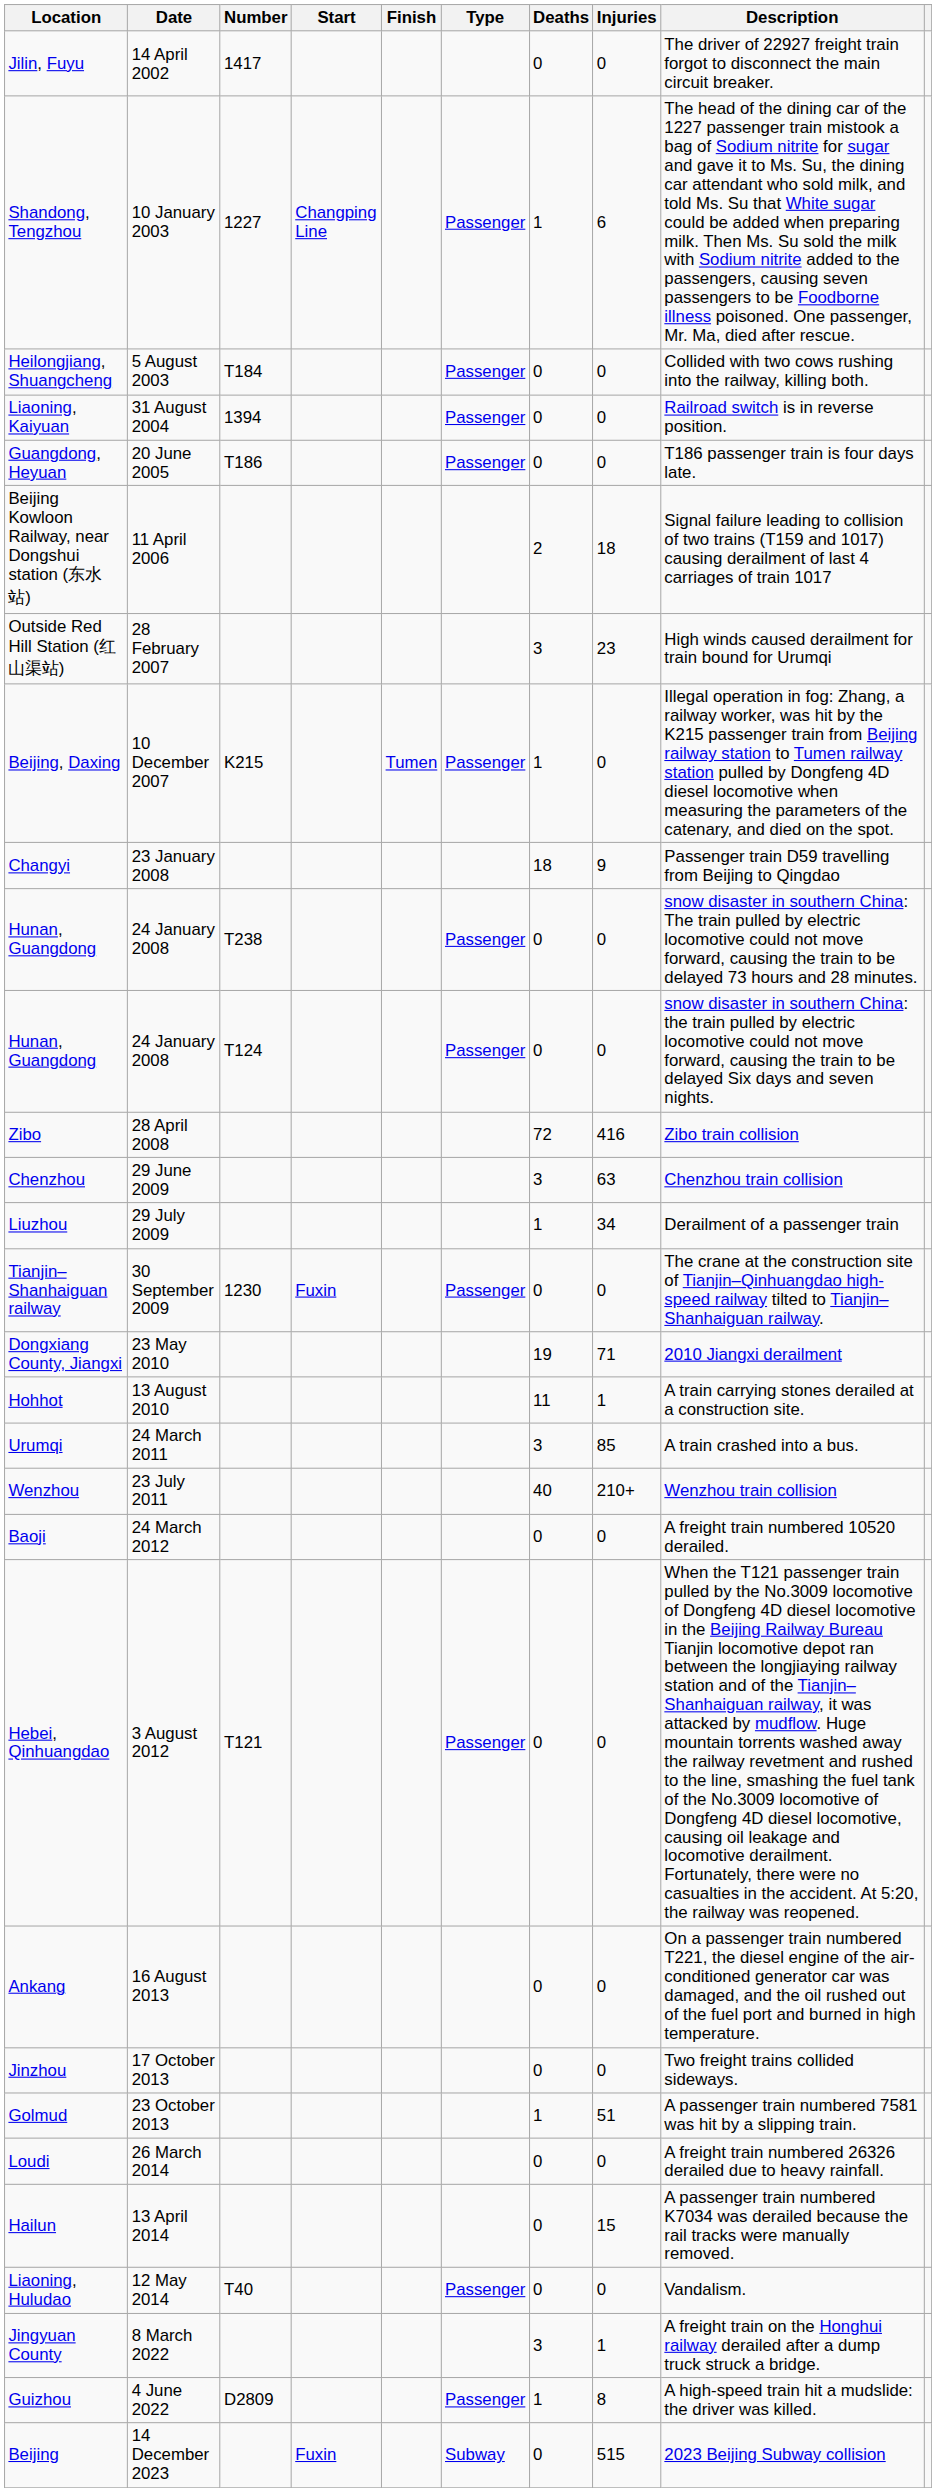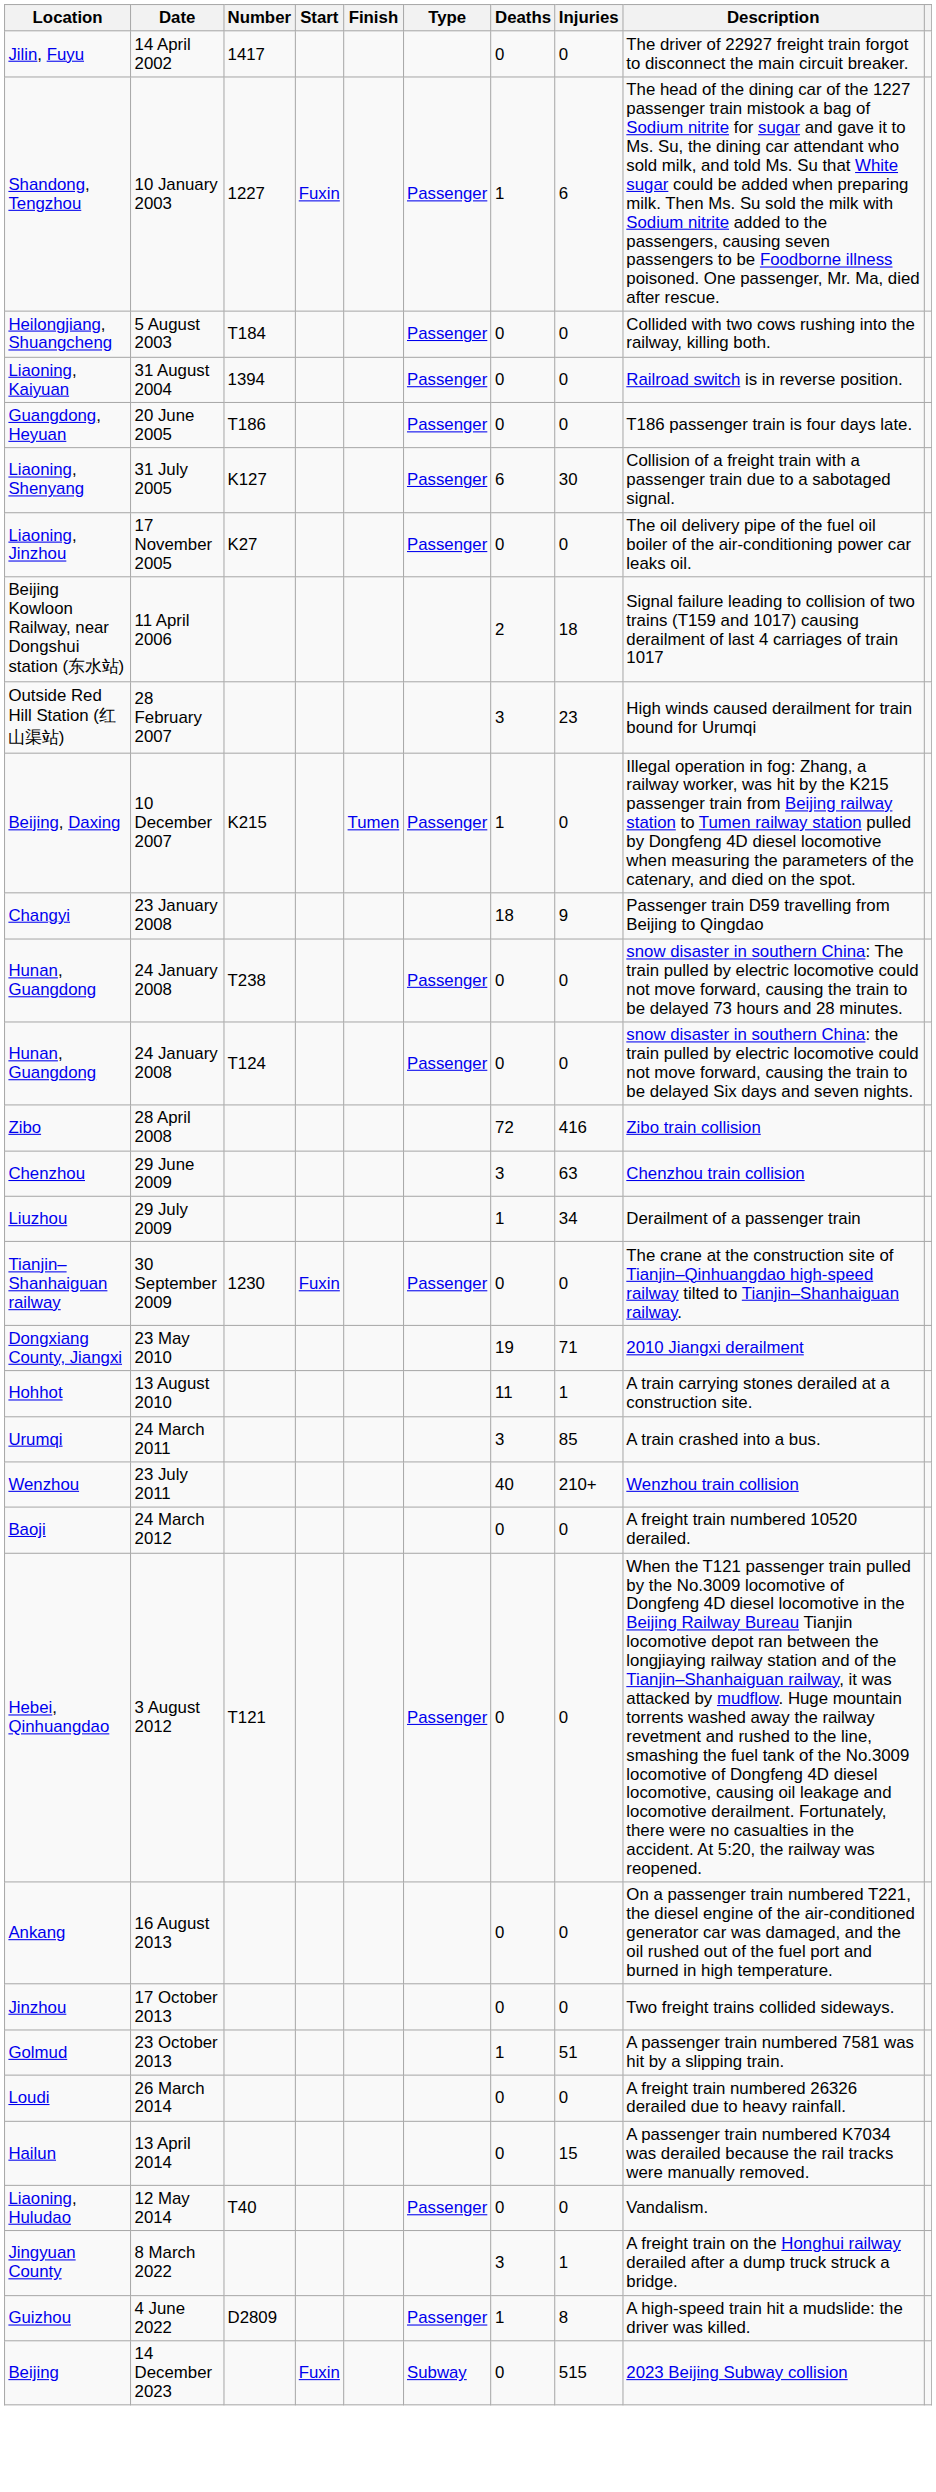(336, 222) Changping Line -> (319, 193) Fuxin
+ row: (46, 480)
+ row: (42, 544)
